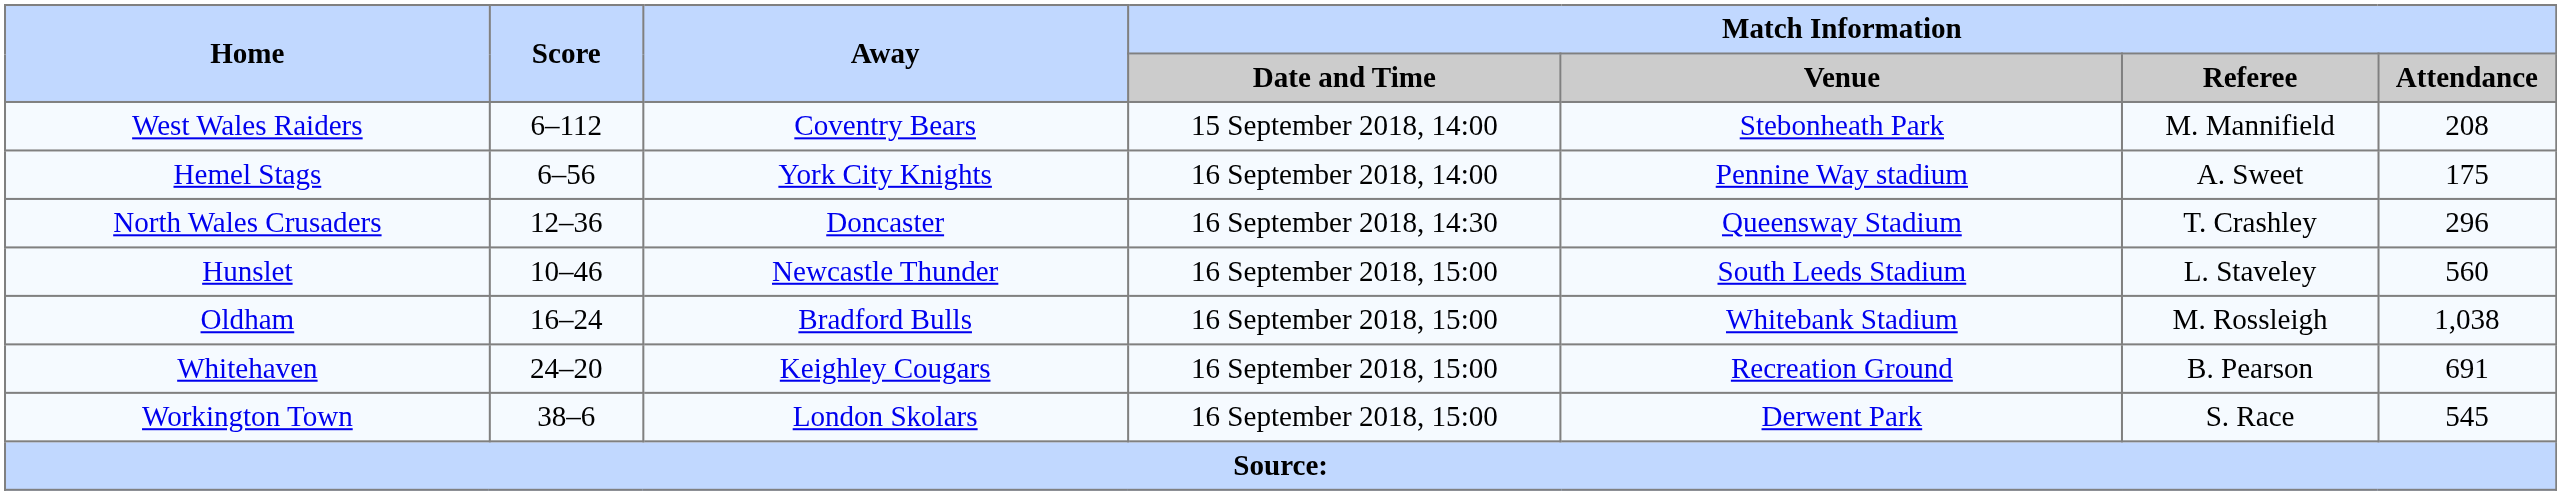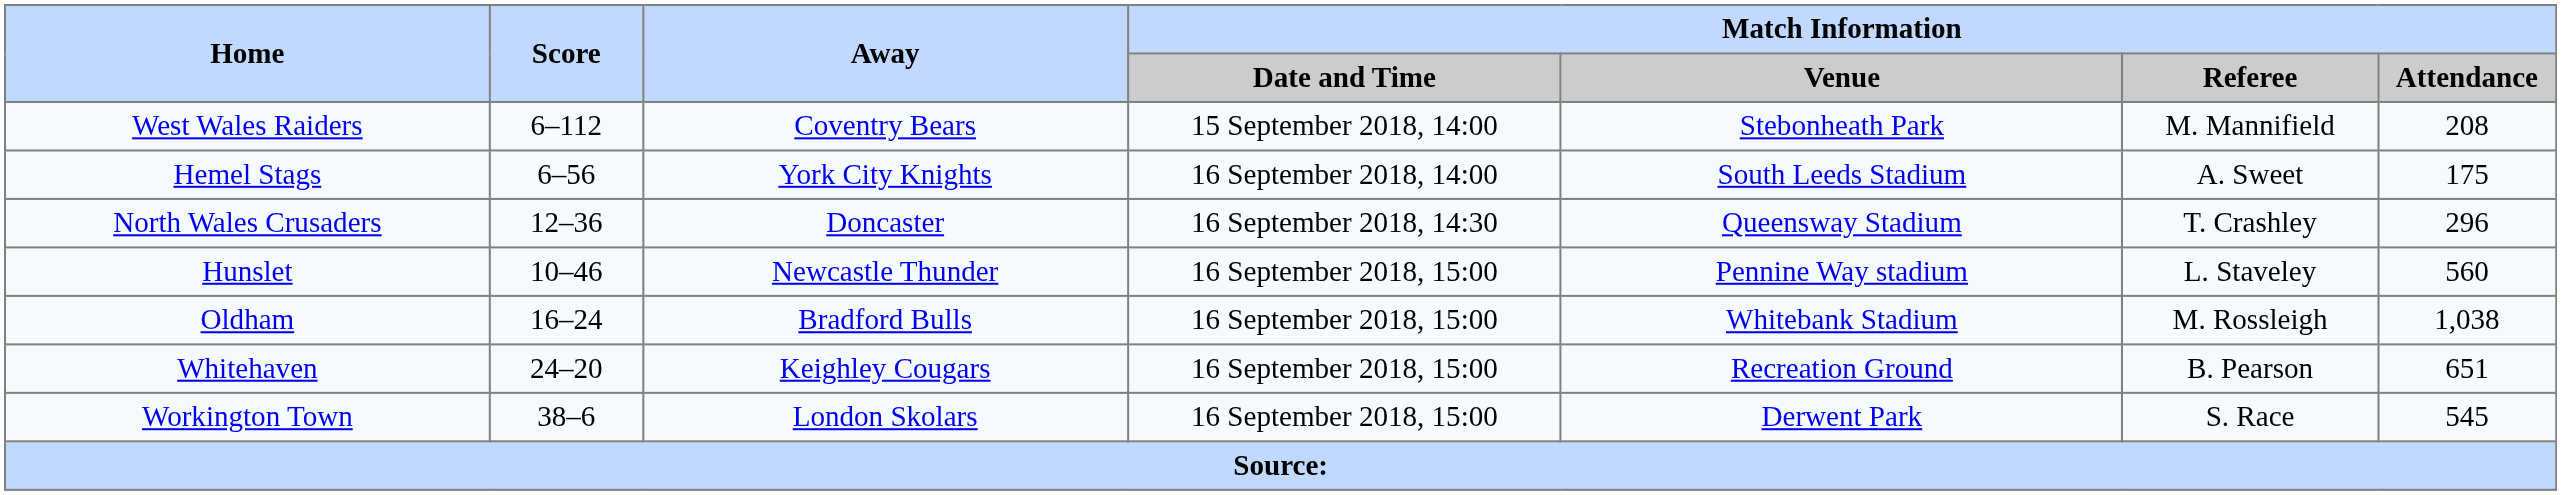(1842, 174) Pennine Way stadium -> (1842, 174) South Leeds Stadium
(1842, 271) South Leeds Stadium -> (1842, 271) Pennine Way stadium
(2467, 368) 691 -> (2467, 368) 651
